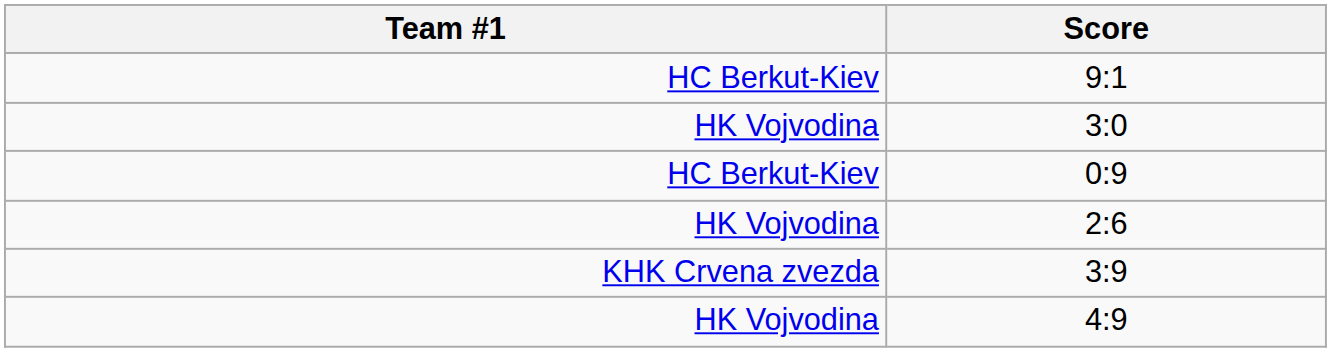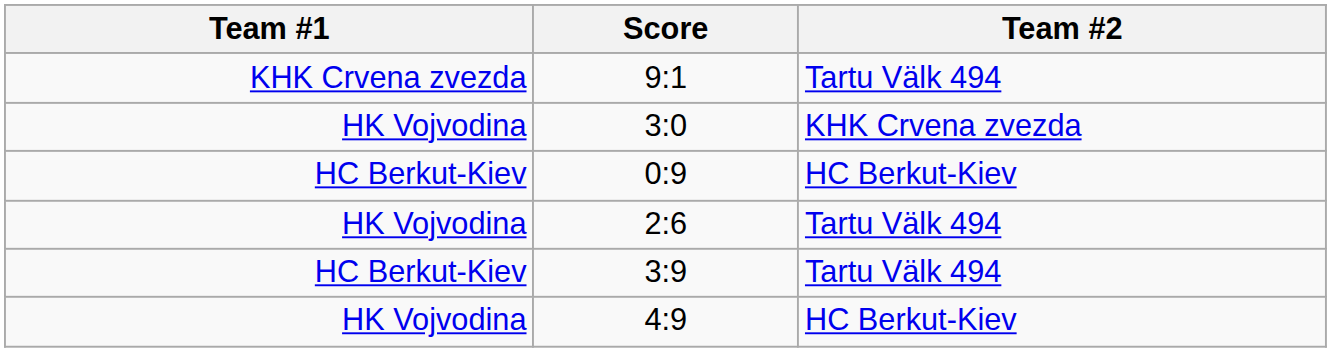+ column: (1062, 28)
(773, 77) HC Berkut-Kiev -> (388, 77) KHK Crvena zvezda
(741, 272) KHK Crvena zvezda -> (421, 272) HC Berkut-Kiev
